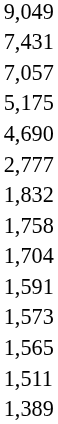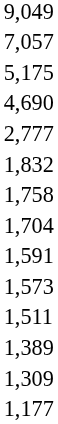- row: (29, 42)
- row: (29, 347)
+ row: (29, 378)
+ row: (29, 409)
